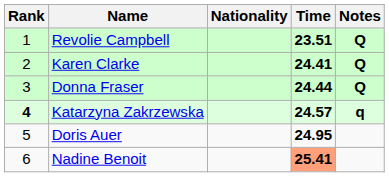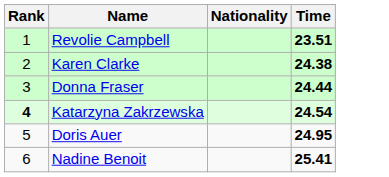- column: (360, 16)
(313, 64) 24.41 -> (313, 64) 24.38
(313, 111) 24.57 -> (313, 111) 24.54
(313, 159) lightsalmon background -> (313, 159) no background
